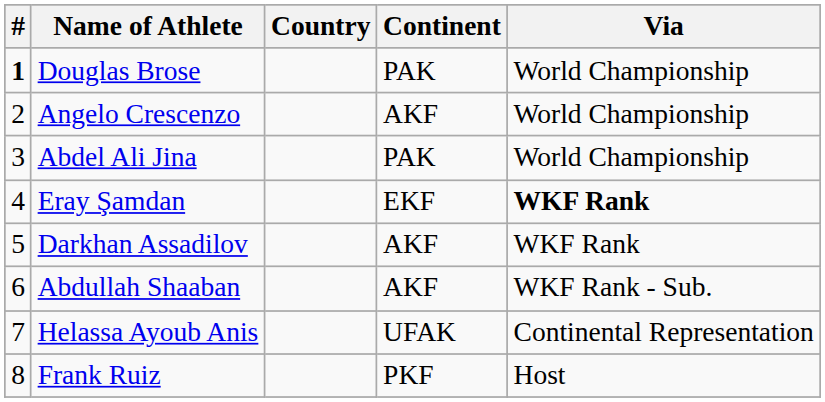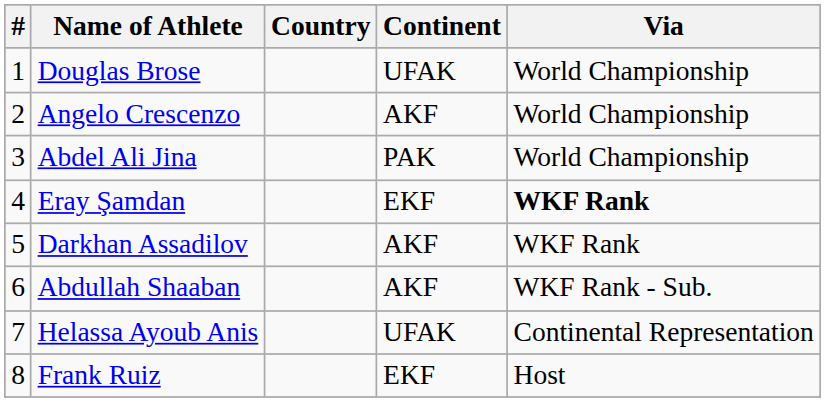(18, 69) bold -> (18, 69) normal
(409, 69) PAK -> (420, 69) UFAK
(408, 375) PKF -> (409, 375) EKF
